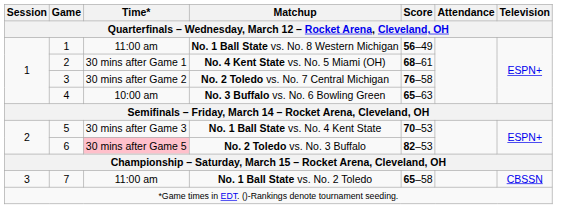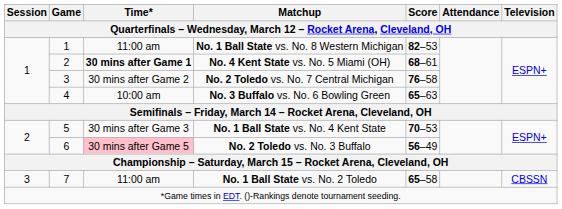(418, 46) 56–49 -> (423, 46) 82–53
(136, 63) normal -> (139, 63) bold
(418, 146) 82–53 -> (423, 146) 56–49
